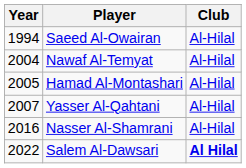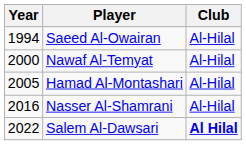(24, 60) 2004 -> (24, 60) 2000
- row: (103, 106)
